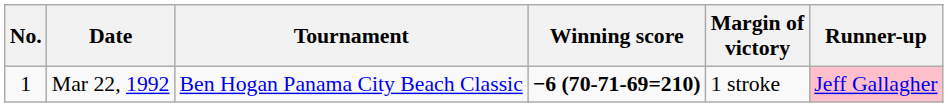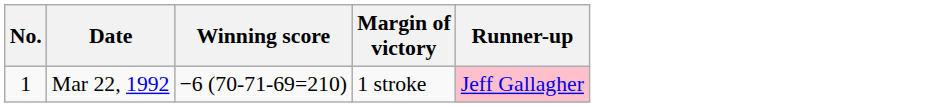- column: (351, 35)
(617, 84) bold -> (263, 84) normal
